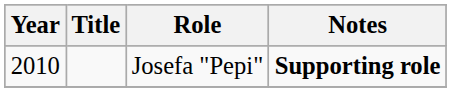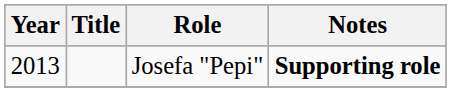(35, 65) 2010 -> (35, 65) 2013
